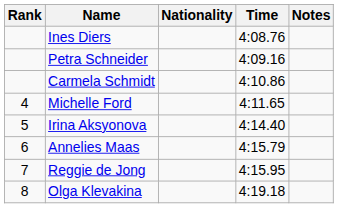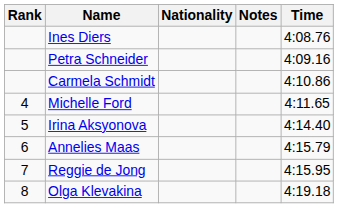columns swapped: (262, 15) <-> (311, 15)
